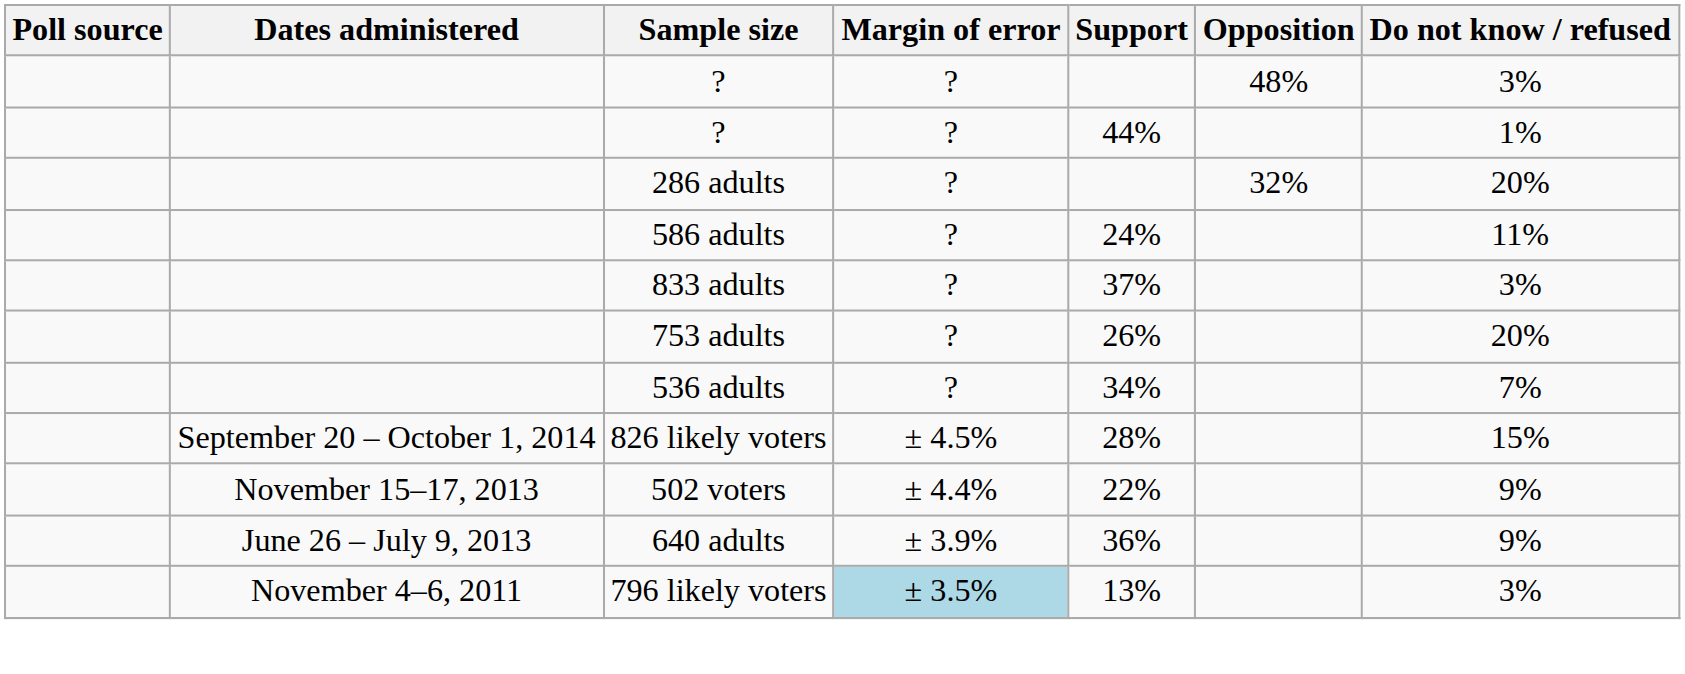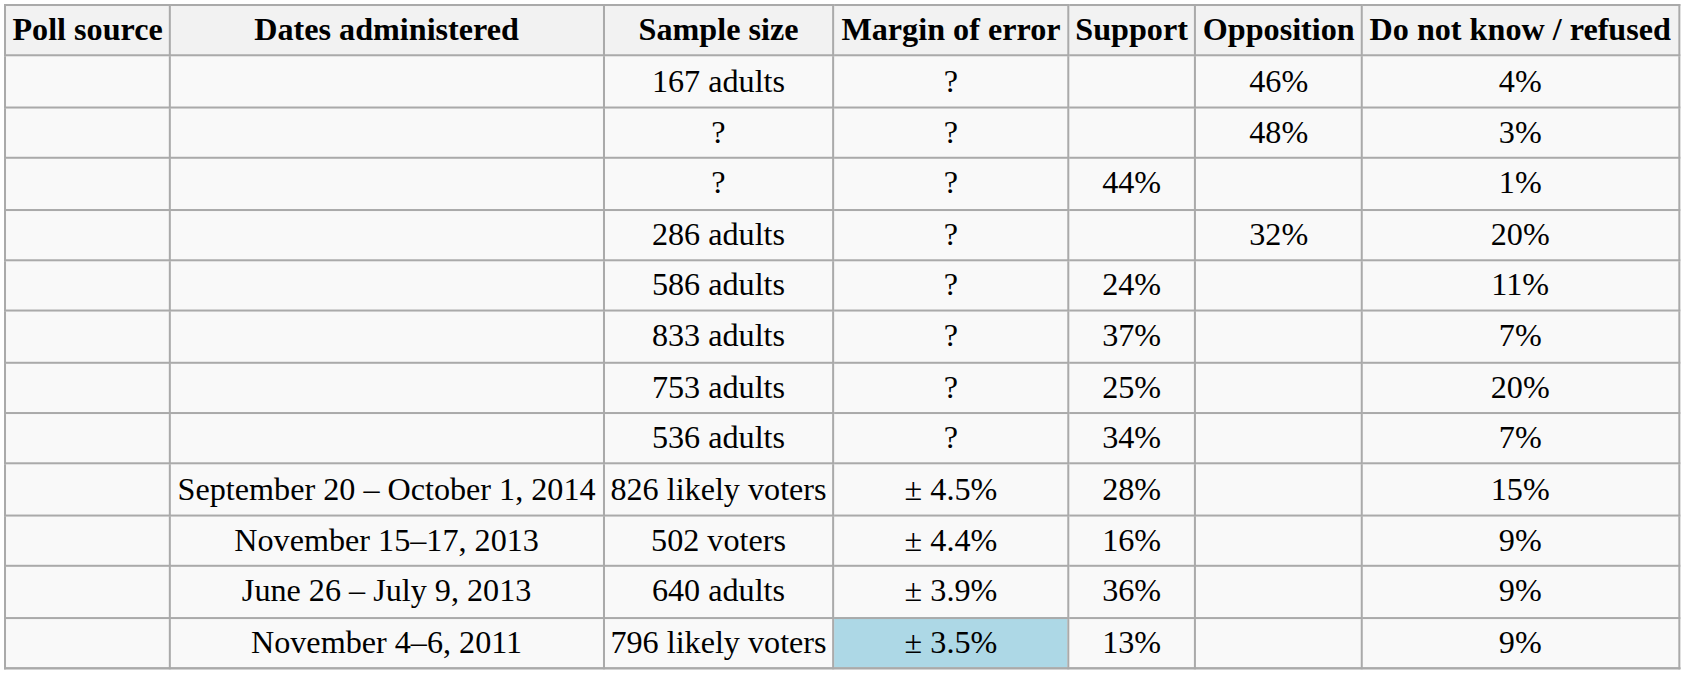+ row: (387, 82)
(1520, 285) 3% -> (1520, 336) 7%
(1132, 336) 26% -> (1132, 387) 25%
(1132, 489) 22% -> (1132, 540) 16%
(1520, 591) 3% -> (1520, 642) 9%
